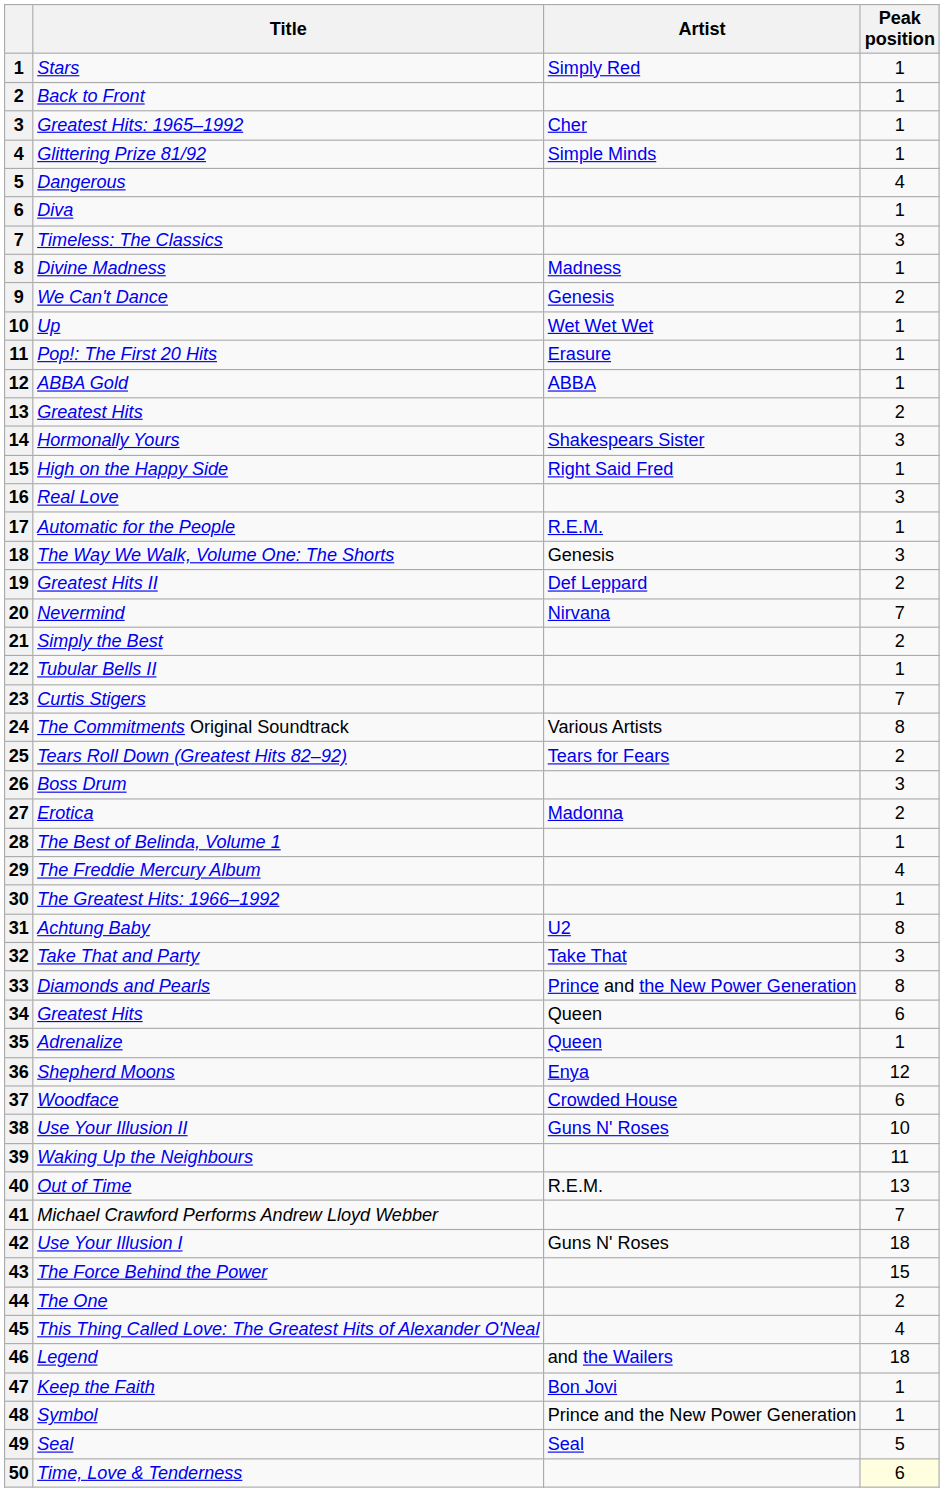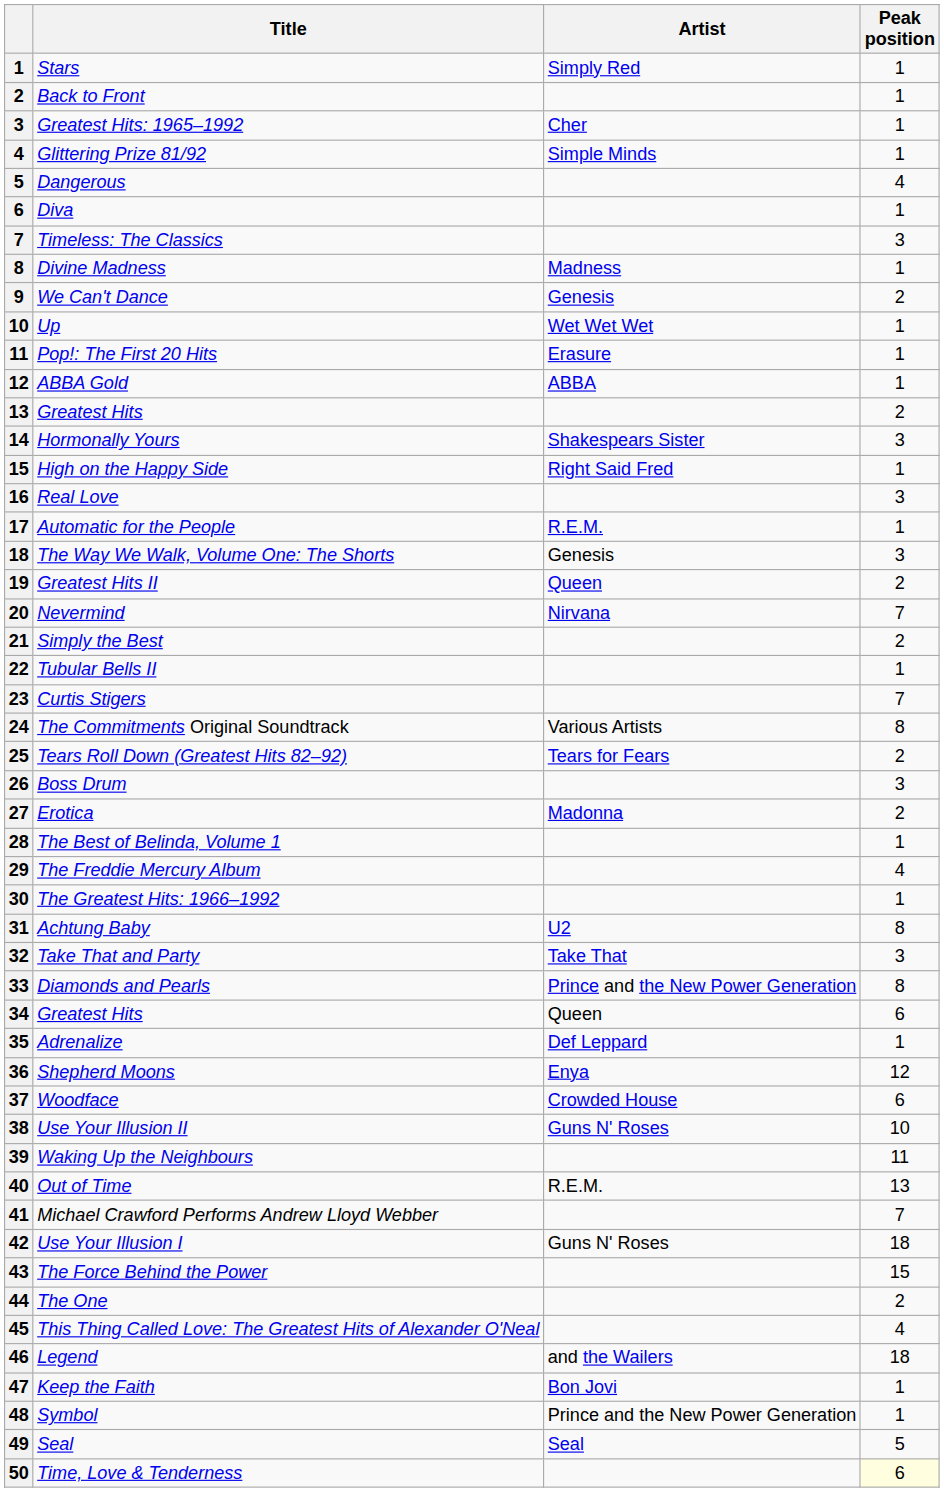(597, 583) Def Leppard -> (575, 583) Queen
(575, 1042) Queen -> (597, 1042) Def Leppard
